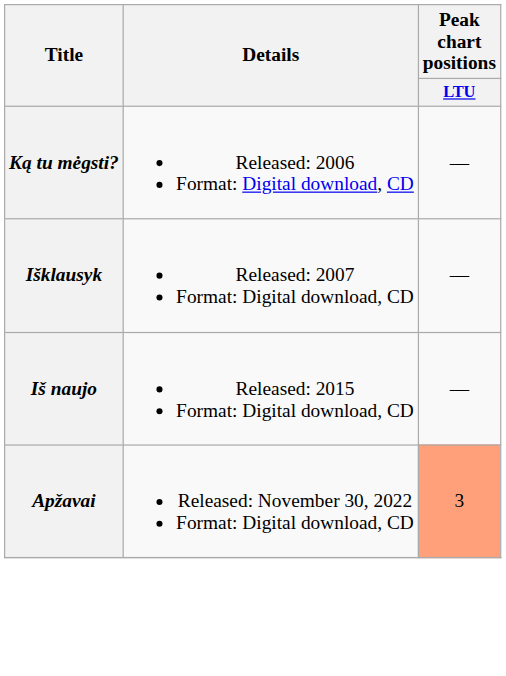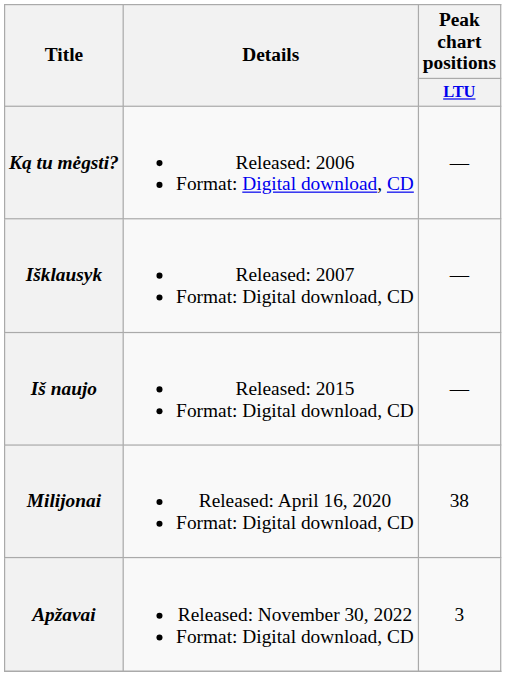+ row: (64, 501)
(459, 501) lightsalmon background -> (459, 614) no background
